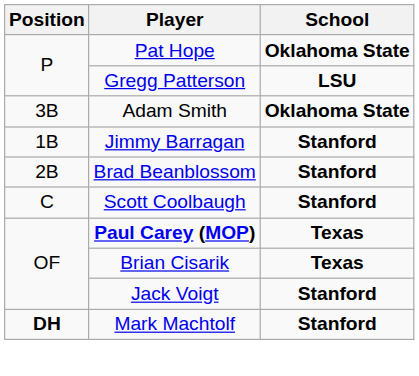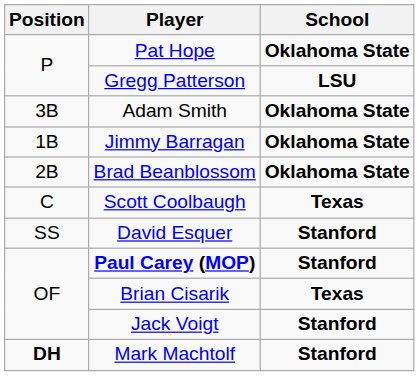(337, 141) Stanford -> (337, 141) Oklahoma State
(337, 171) Stanford -> (337, 171) Oklahoma State
(337, 202) Stanford -> (337, 202) Texas
+ row: (175, 232)
(337, 232) Texas -> (337, 263) Stanford
